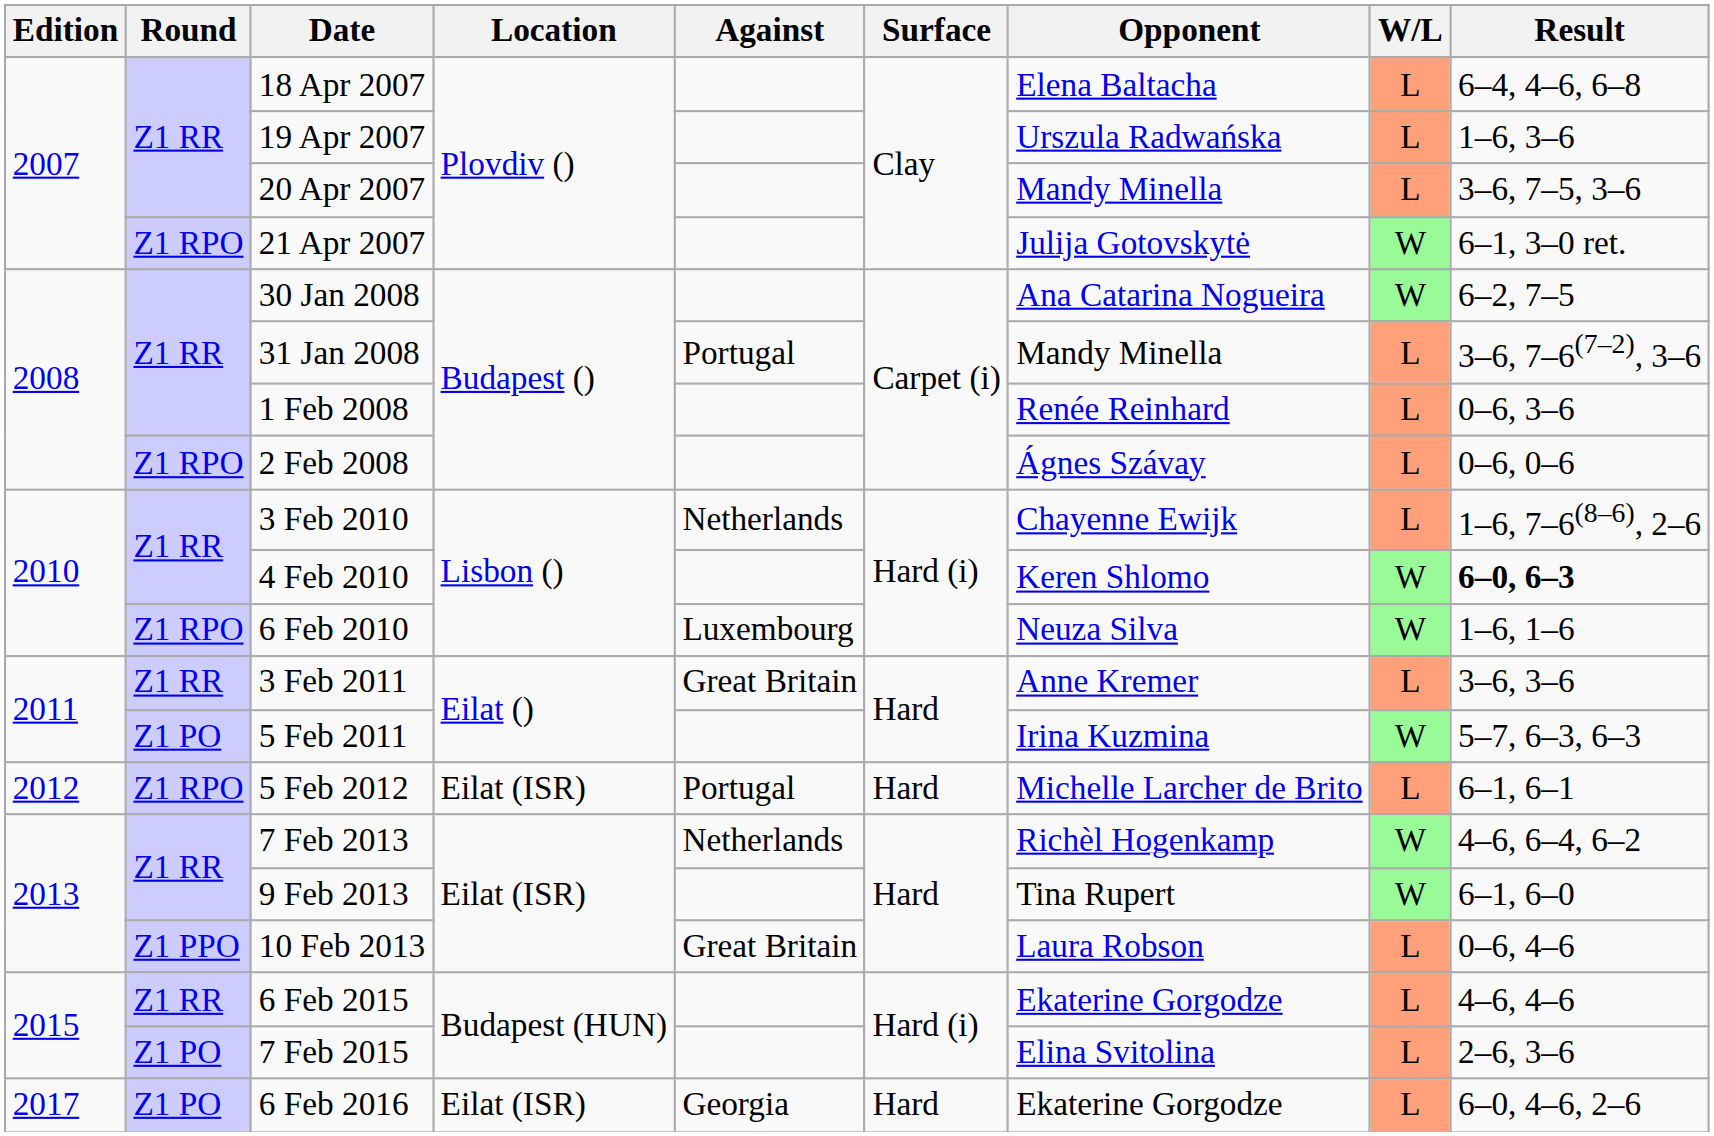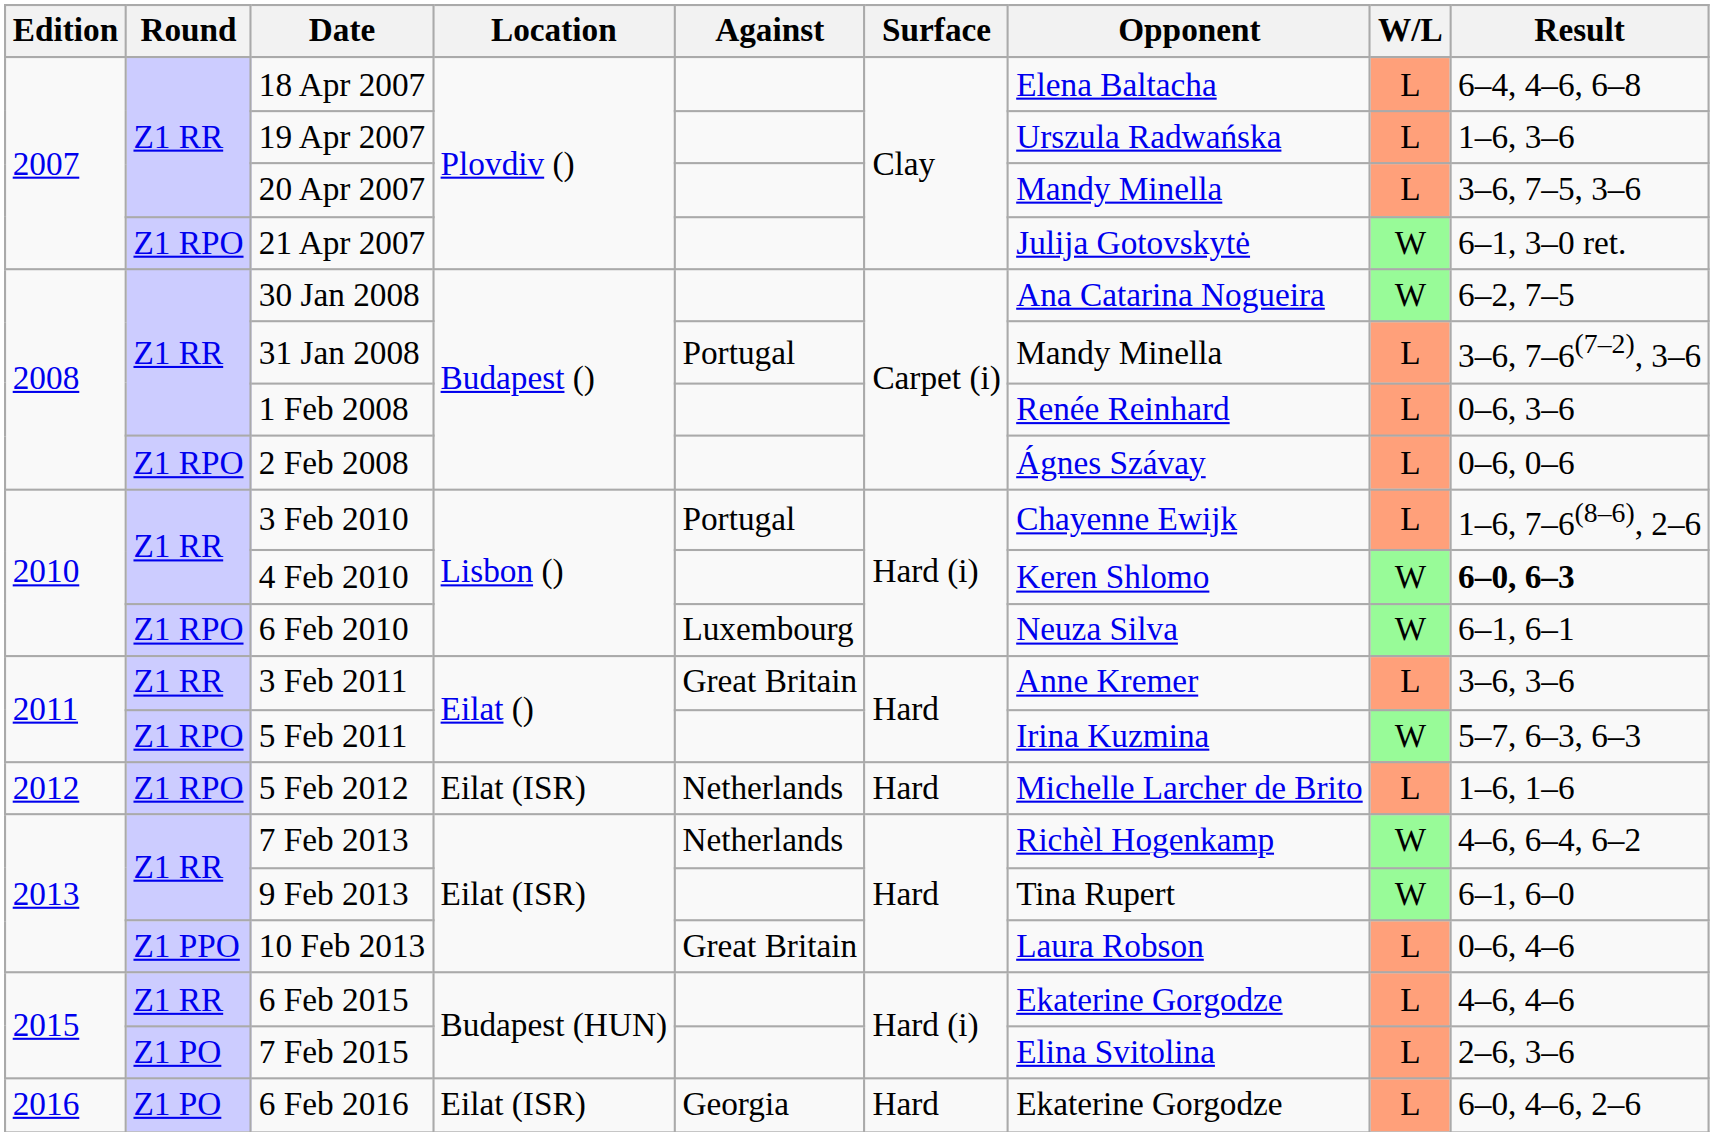(763, 519) Netherlands -> (739, 519) Portugal
(1516, 629) 1–6, 1–6 -> (1516, 629) 6–1, 6–1
(177, 735) Z1 PO -> (189, 735) Z1 RPO
(739, 787) Portugal -> (763, 787) Netherlands
(1516, 787) 6–1, 6–1 -> (1516, 787) 1–6, 1–6
(46, 1104) 2017 -> (46, 1104) 2016
